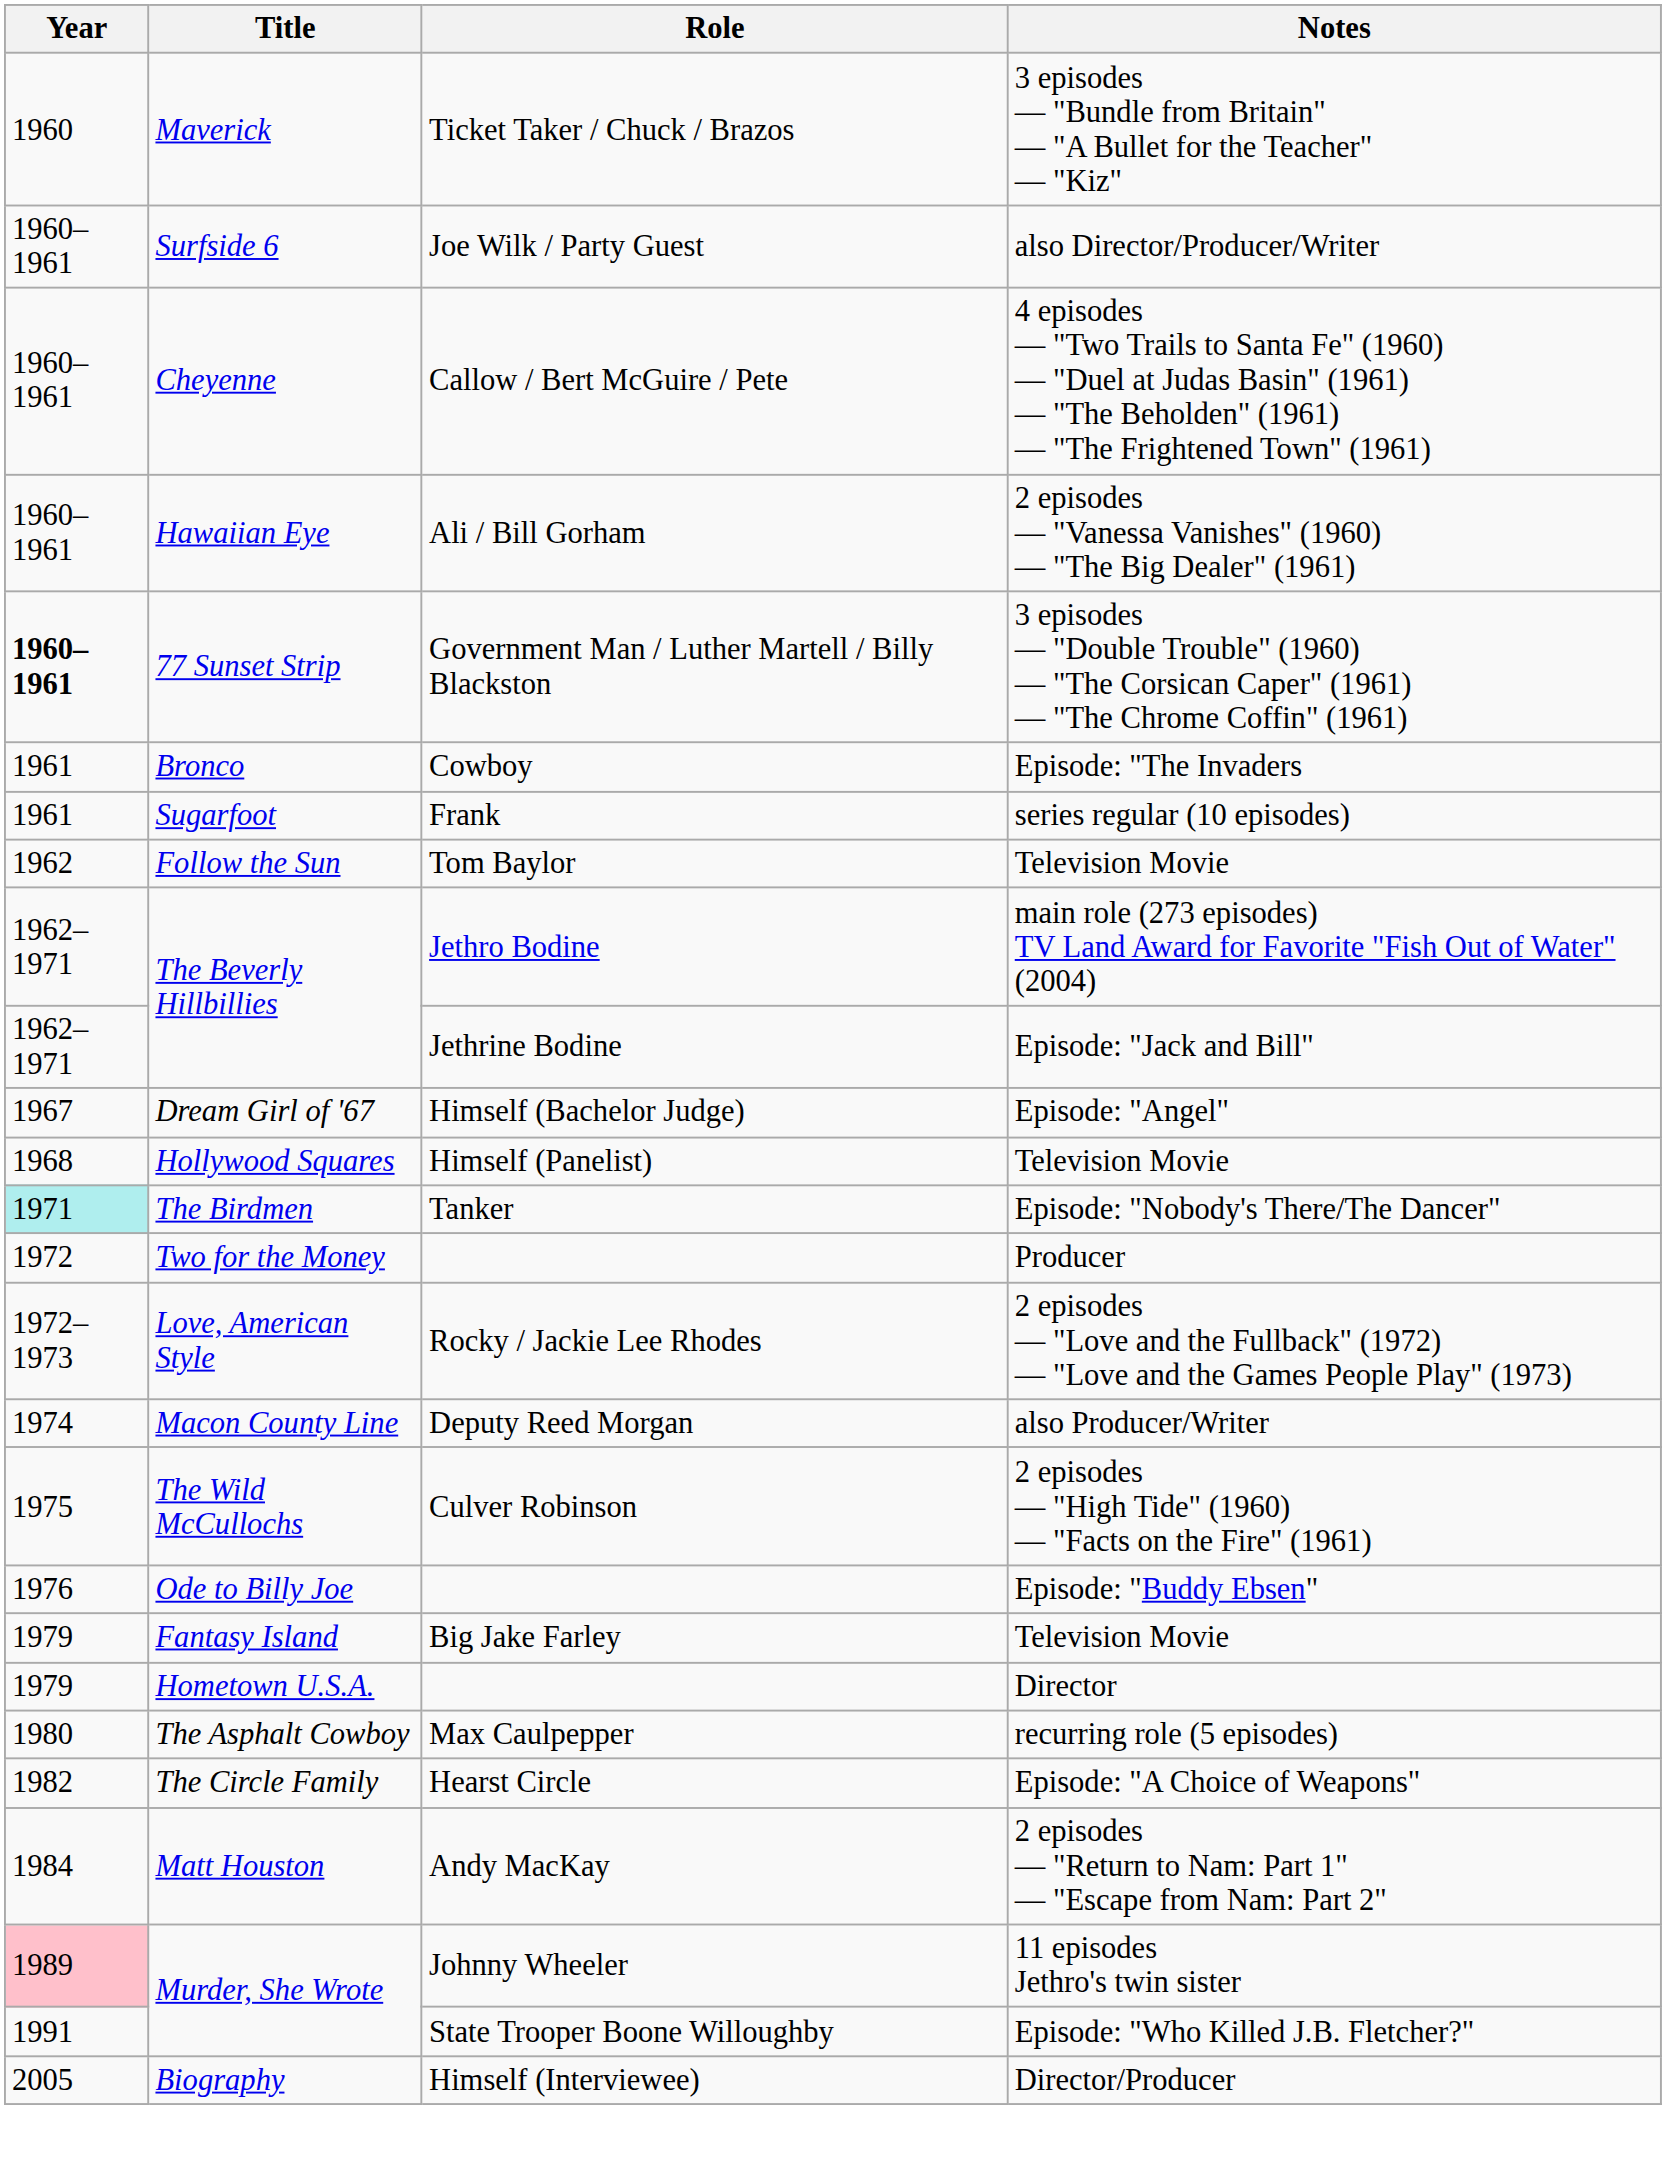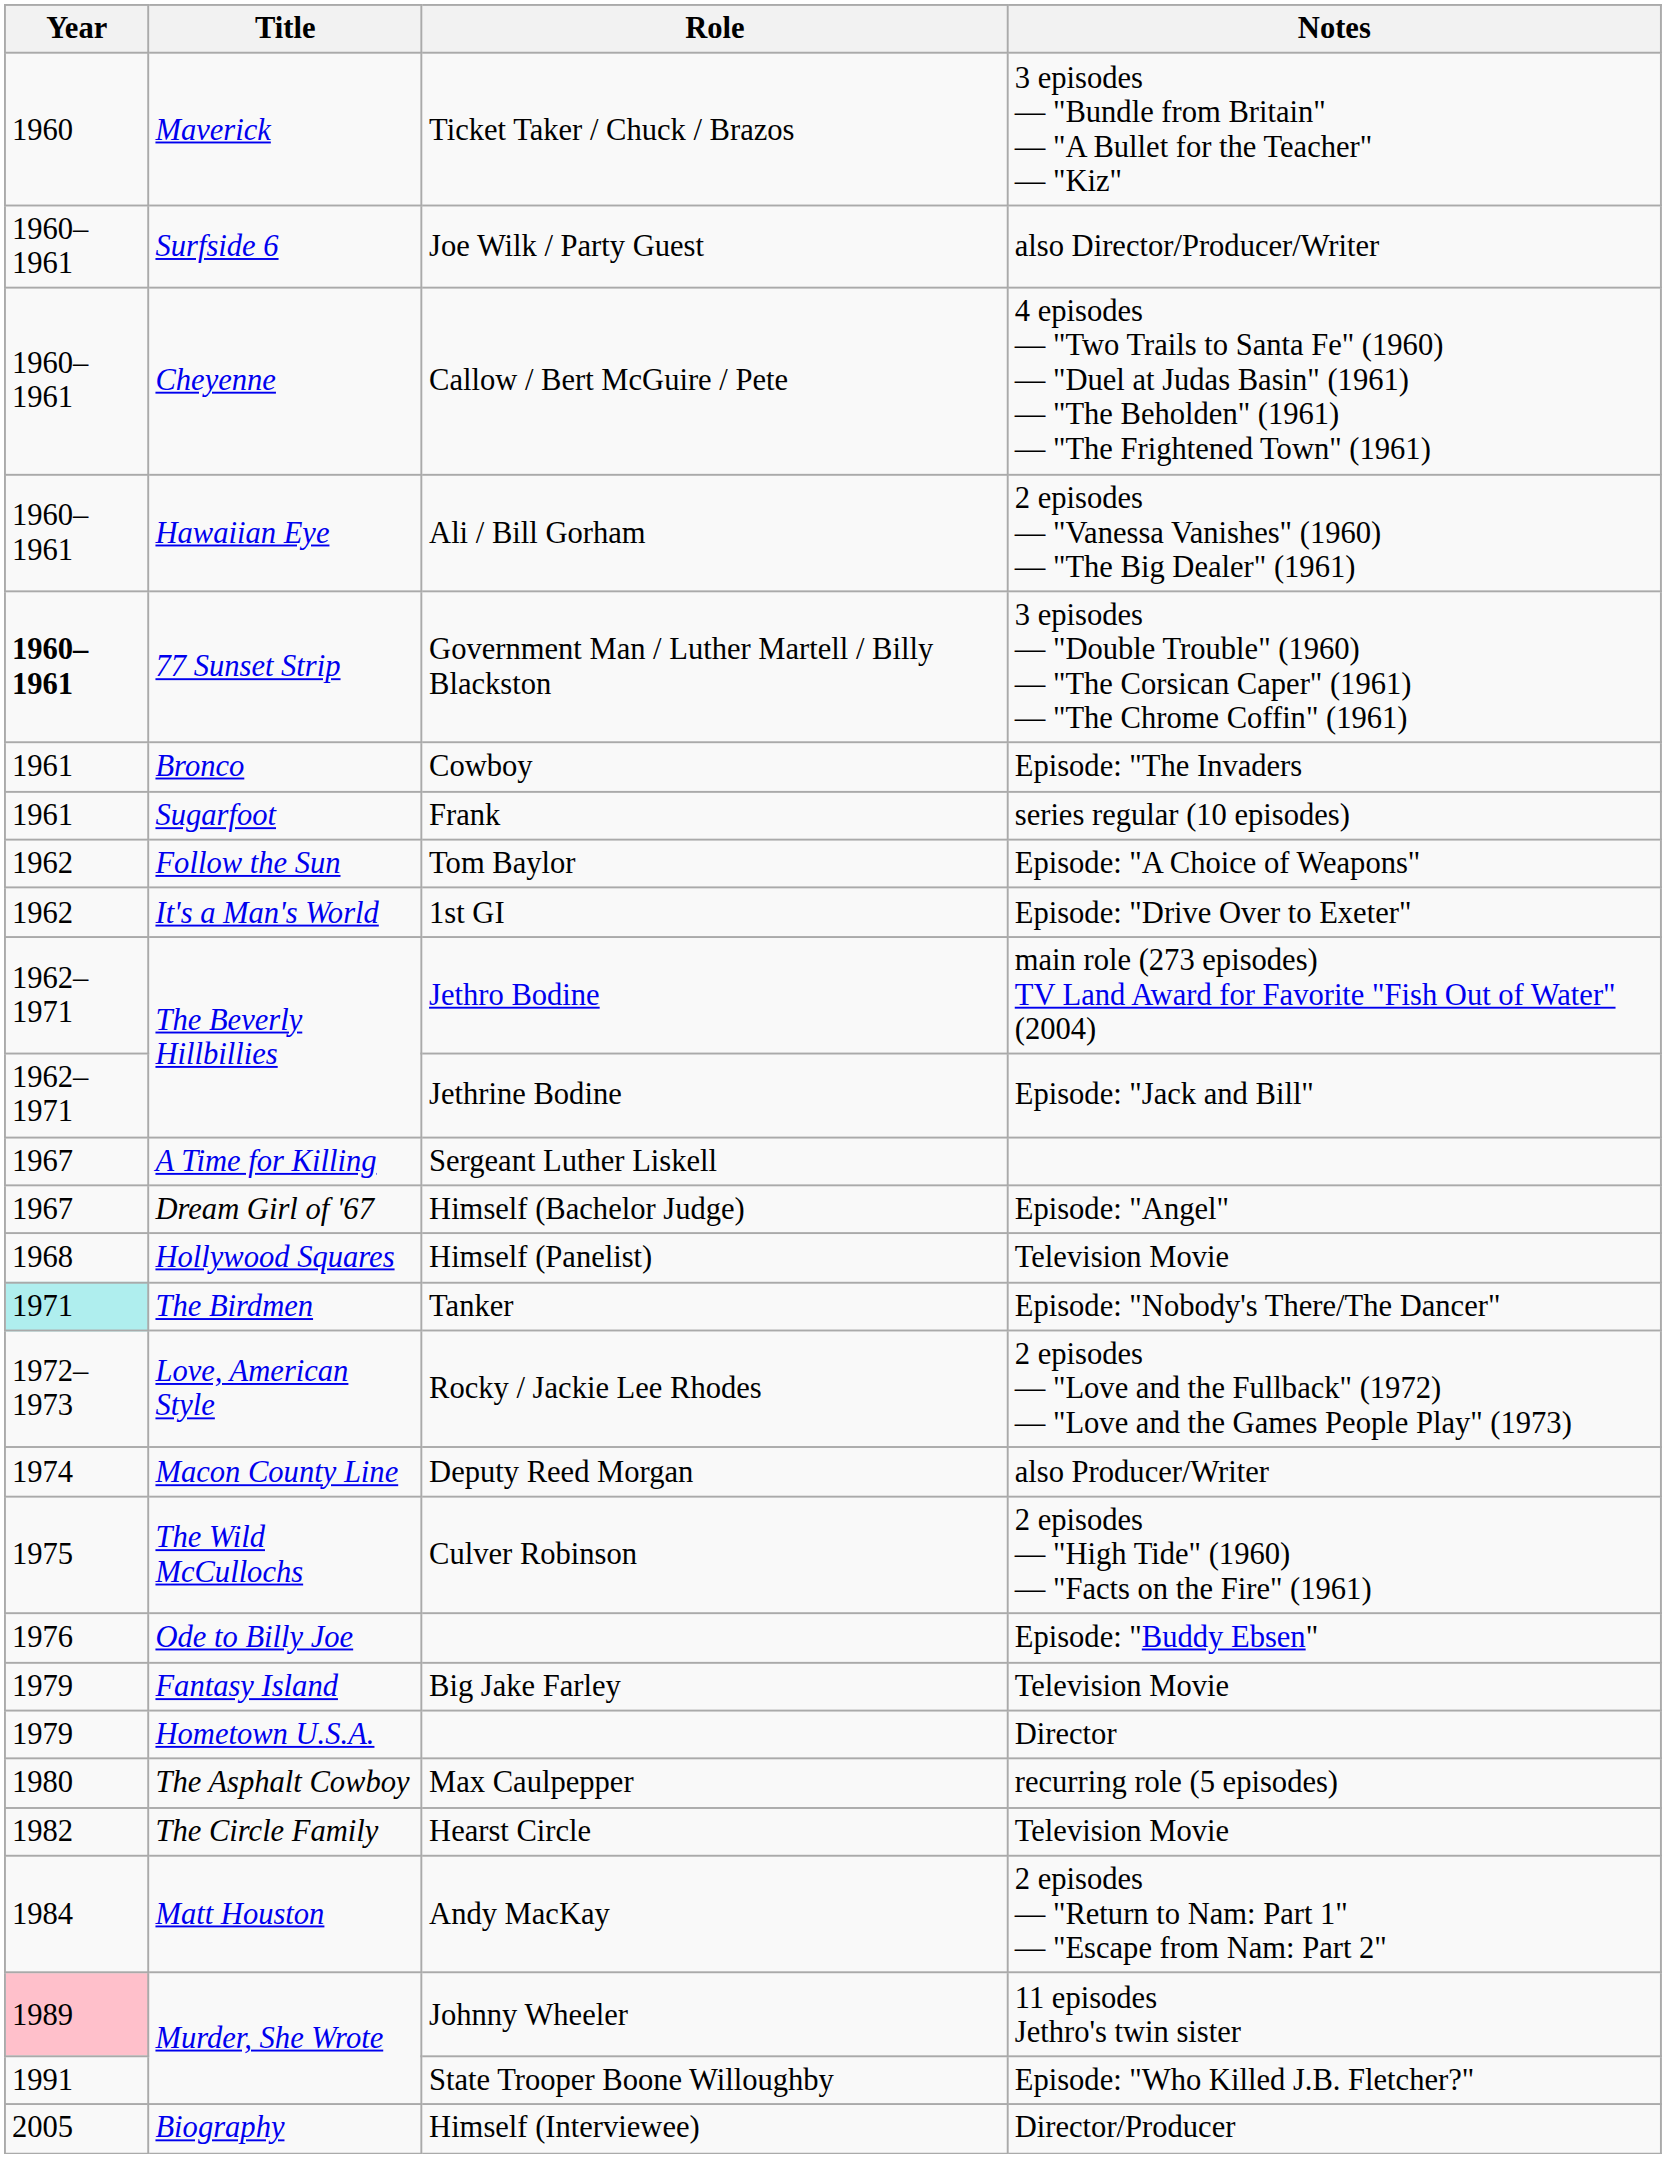(1122, 863) Television Movie -> (1218, 863) Episode: "A Choice of Weapons"
+ row: (267, 911)
+ row: (266, 1160)
- row: (270, 1257)
(1218, 1782) Episode: "A Choice of Weapons" -> (1122, 1831) Television Movie
